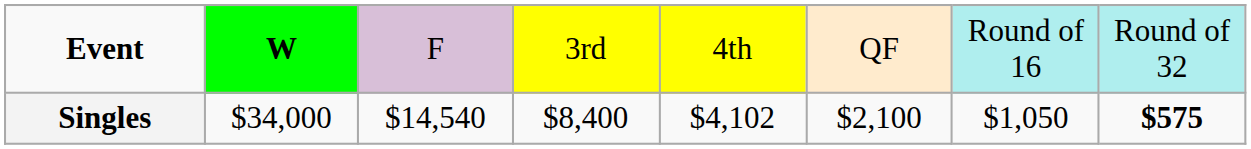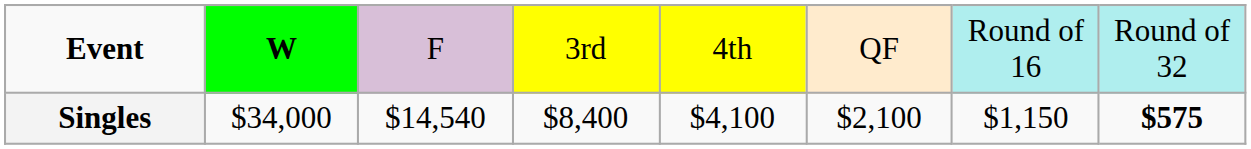(732, 118) $4,102 -> (732, 118) $4,100
(1026, 118) $1,050 -> (1026, 118) $1,150
